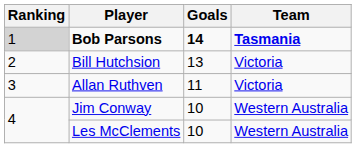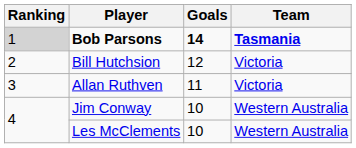(195, 62) 13 -> (195, 62) 12
